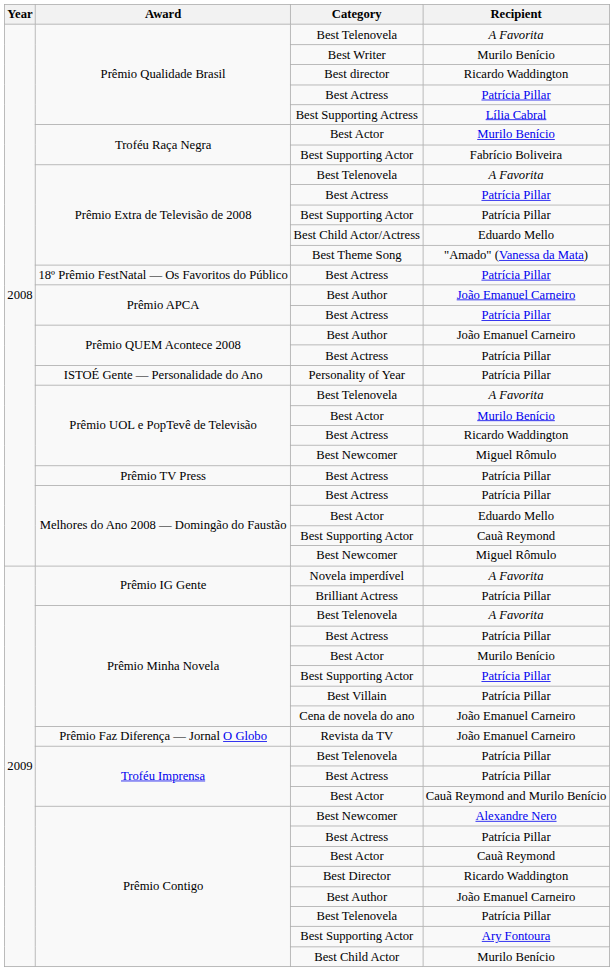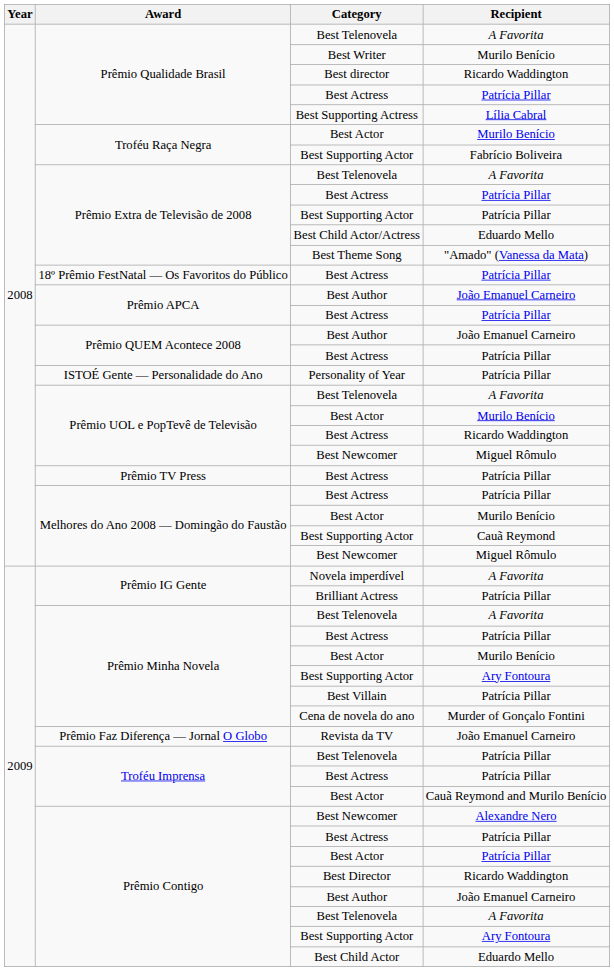(516, 515) Eduardo Mello -> (516, 515) Murilo Benício
(516, 676) Patrícia Pillar -> (516, 676) Ary Fontoura
(516, 716) João Emanuel Carneiro -> (516, 716) Murder of Gonçalo Fontini
(516, 856) Cauã Reymond -> (516, 856) Patrícia Pillar
(516, 916) Patrícia Pillar -> (516, 916) A Favorita
(516, 956) Murilo Benício -> (516, 956) Eduardo Mello
